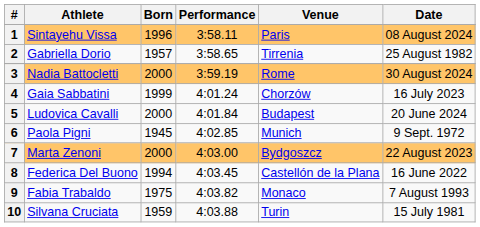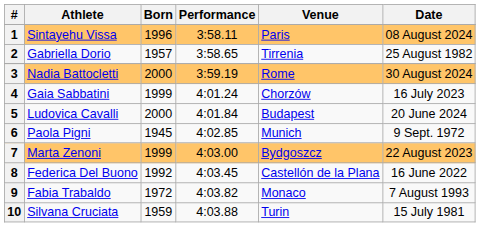(158, 153) 2000 -> (158, 153) 1999
(158, 173) 1994 -> (158, 173) 1992
(158, 193) 1975 -> (158, 193) 1972
